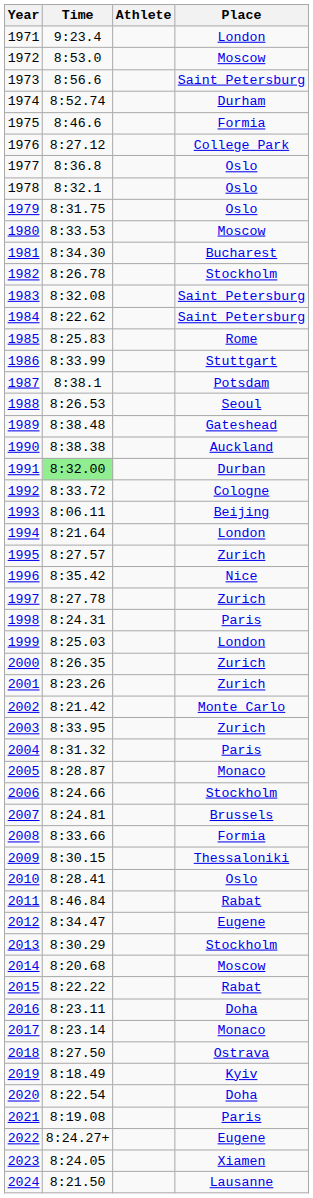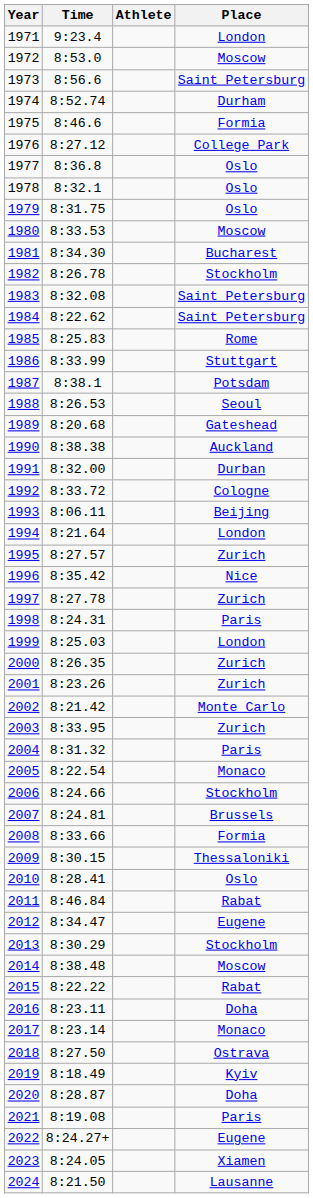(78, 426) 8:38.48 -> (78, 426) 8:20.68
(78, 469) lightgreen background -> (78, 469) no background
(78, 772) 8:28.87 -> (78, 772) 8:22.54
(78, 966) 8:20.68 -> (78, 966) 8:38.48
(78, 1096) 8:22.54 -> (78, 1096) 8:28.87
